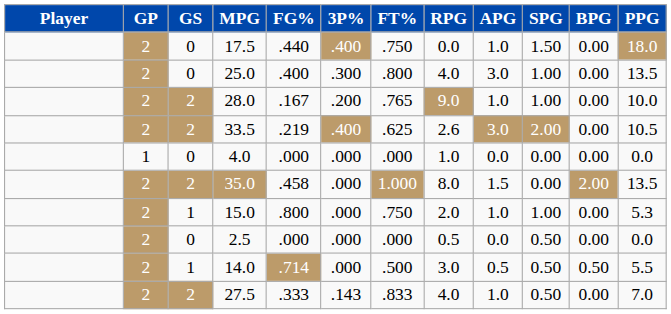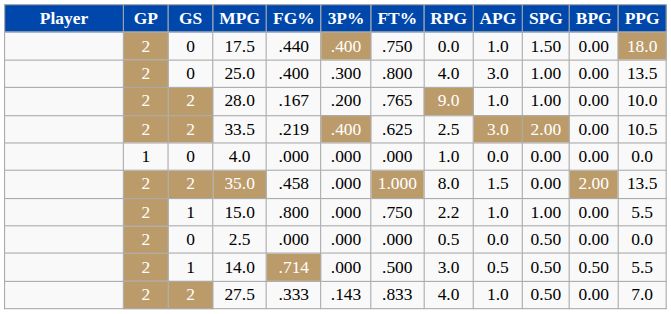(449, 128) 2.6 -> (449, 128) 2.5
(449, 211) 2.0 -> (449, 211) 2.2
(642, 211) 5.3 -> (642, 211) 5.5
